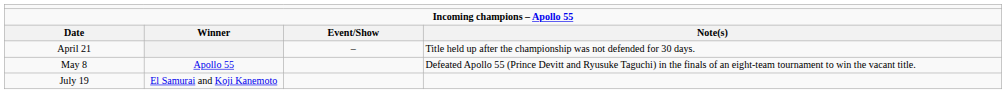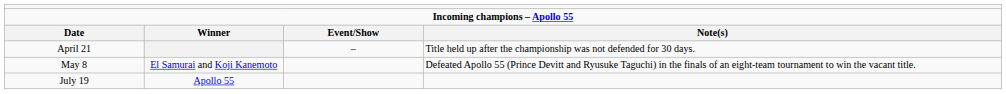(214, 65) Apollo 55 -> (214, 65) El Samurai and Koji Kanemoto
(214, 81) El Samurai and Koji Kanemoto -> (214, 81) Apollo 55
